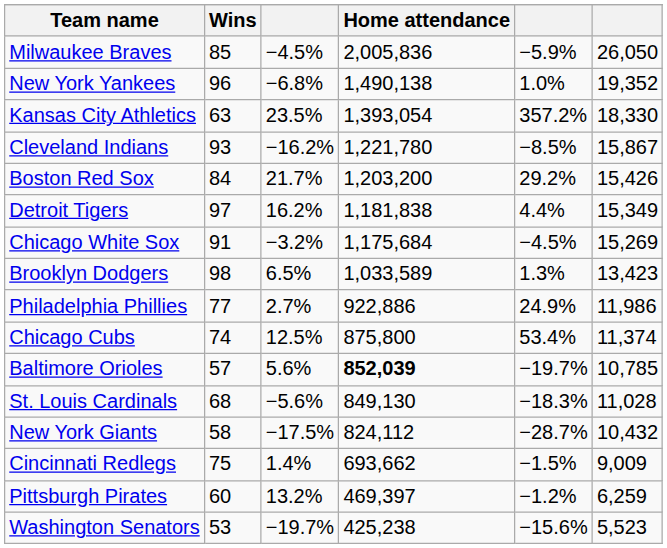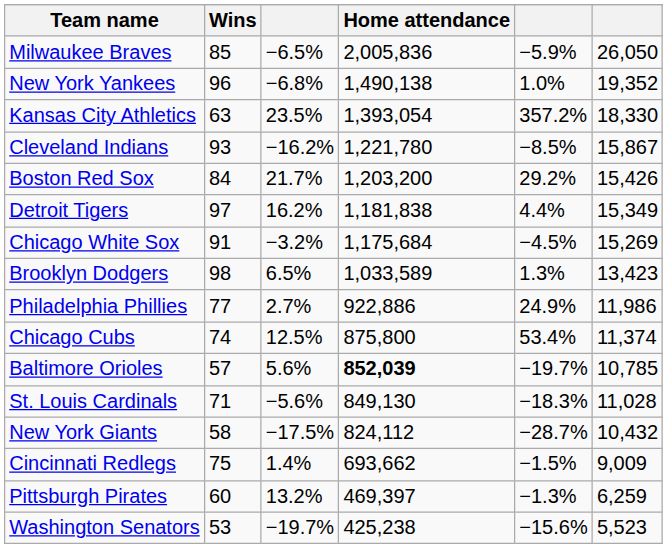(294, 52) −4.5% -> (294, 52) −6.5%
(220, 400) 68 -> (220, 400) 71
(548, 496) −1.2% -> (548, 496) −1.3%
